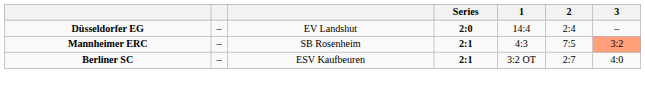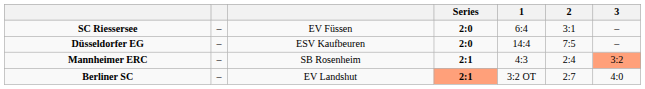+ row: (108, 28)
(330, 28) EV Landshut -> (330, 44) ESV Kaufbeuren
(569, 28) 2:4 -> (569, 44) 7:5
(569, 44) 7:5 -> (569, 60) 2:4
(330, 60) ESV Kaufbeuren -> (330, 76) EV Landshut
(466, 60) no background -> (466, 76) lightsalmon background
